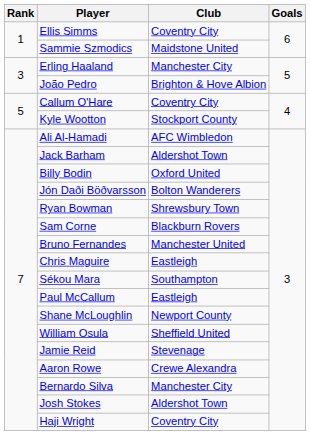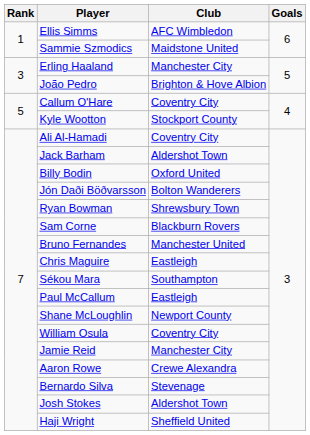(185, 31) Coventry City -> (192, 31) AFC Wimbledon
(192, 137) AFC Wimbledon -> (185, 137) Coventry City
(191, 333) Sheffield United -> (185, 333) Coventry City
(178, 350) Stevenage -> (192, 350) Manchester City
(192, 386) Manchester City -> (178, 386) Stevenage
(185, 421) Coventry City -> (191, 421) Sheffield United
